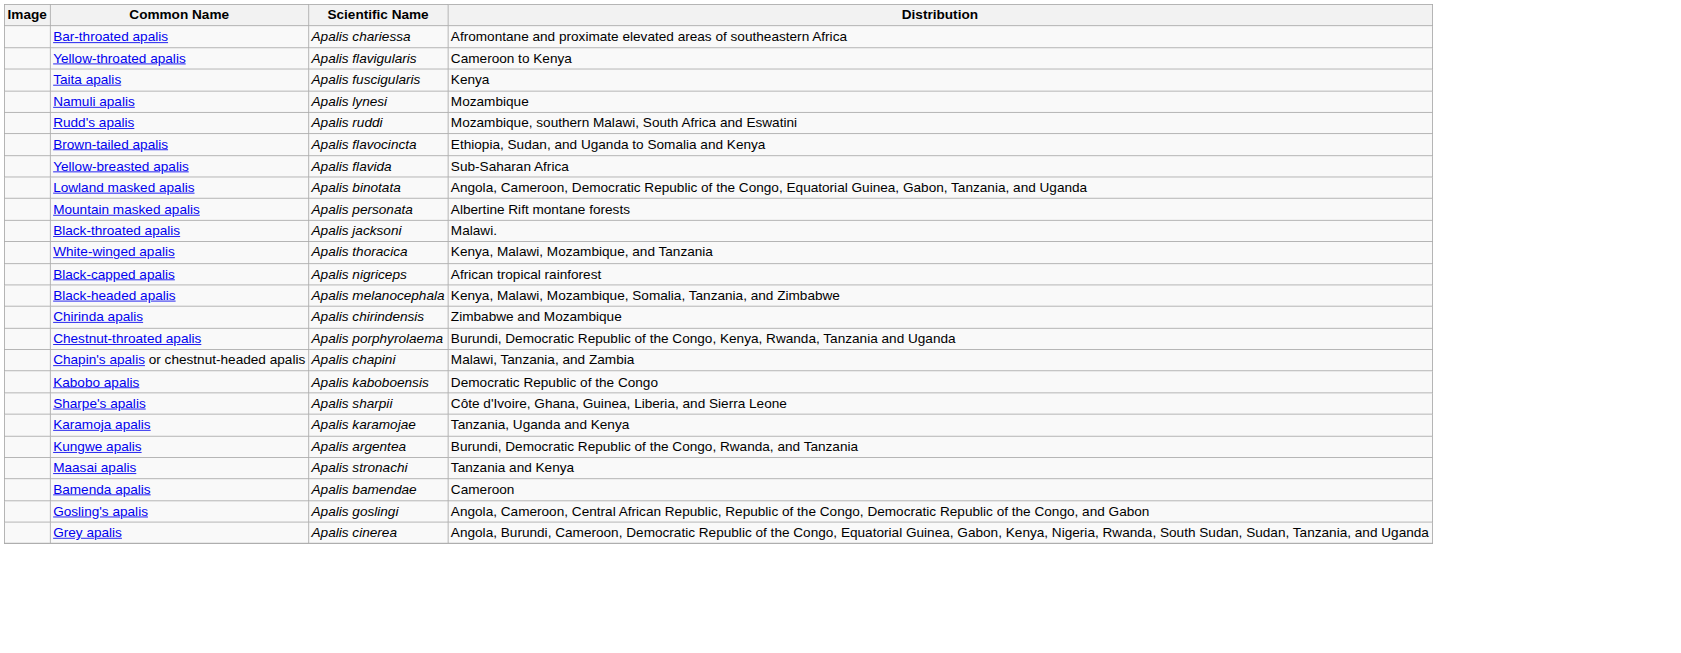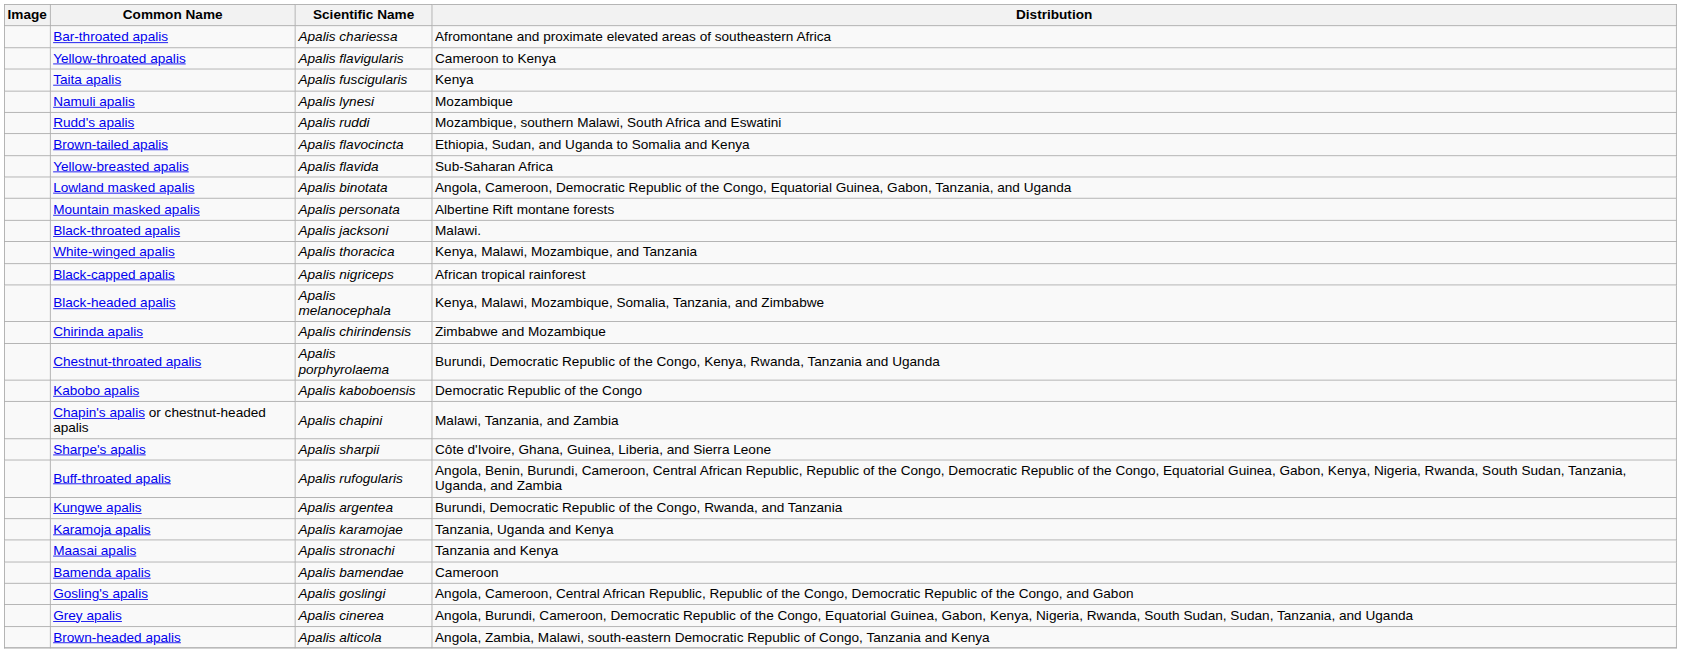rows swapped: (96, 381) <-> (179, 360)
+ row: (112, 478)
rows swapped: (97, 446) <-> (102, 425)
+ row: (117, 637)
